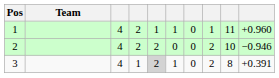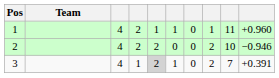(230, 64) 8 -> (230, 64) 7
